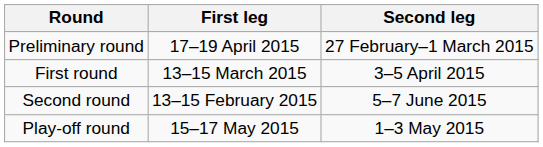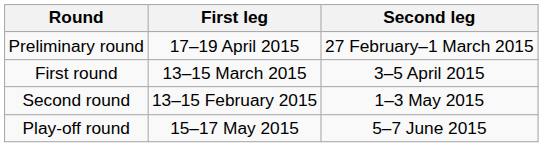(429, 100) 5–7 June 2015 -> (429, 100) 1–3 May 2015
(429, 127) 1–3 May 2015 -> (429, 127) 5–7 June 2015
